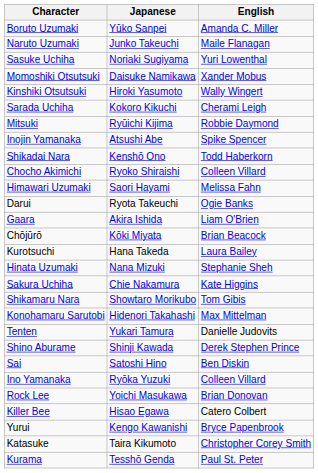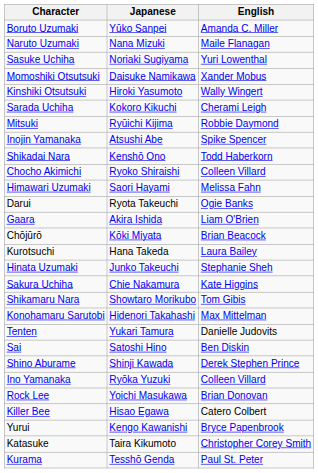(144, 44) Junko Takeuchi -> (137, 44) Nana Mizuki
(137, 268) Nana Mizuki -> (144, 268) Junko Takeuchi
rows swapped: (41, 348) <-> (14, 364)
